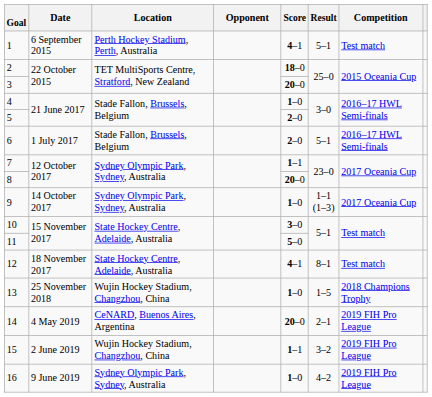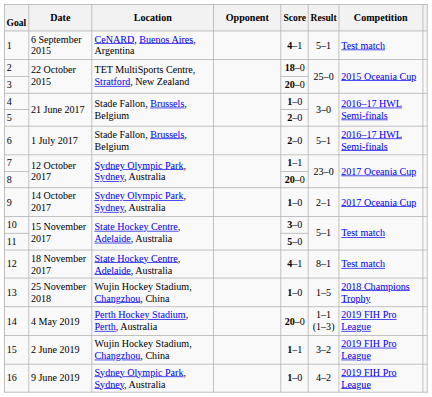(141, 46) Perth Hockey Stadium, Perth, Australia -> (145, 46) CeNARD, Buenos Aires, Argentina
(324, 202) 1–1 (1–3) -> (324, 202) 2–1
(145, 321) CeNARD, Buenos Aires, Argentina -> (141, 321) Perth Hockey Stadium, Perth, Australia
(324, 321) 2–1 -> (324, 321) 1–1 (1–3)
